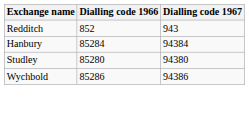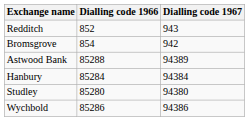+ row: (32, 44)
+ row: (37, 60)
